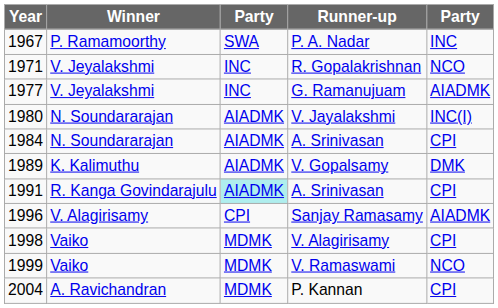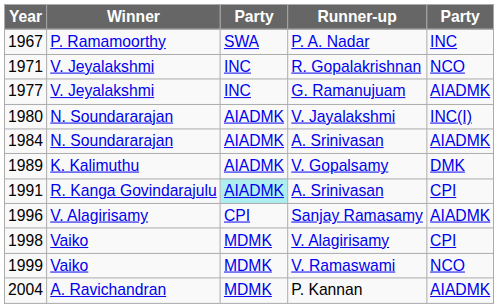(443, 141) CPI -> (460, 141) AIADMK
(443, 290) CPI -> (460, 290) AIADMK
